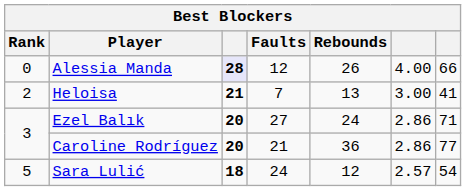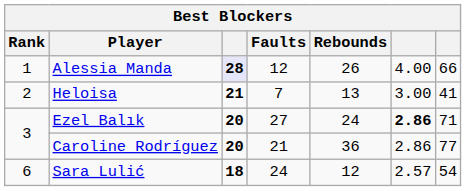(27, 69) 0 -> (27, 69) 1
(413, 120) normal -> (413, 120) bold
(27, 172) 5 -> (27, 172) 6
